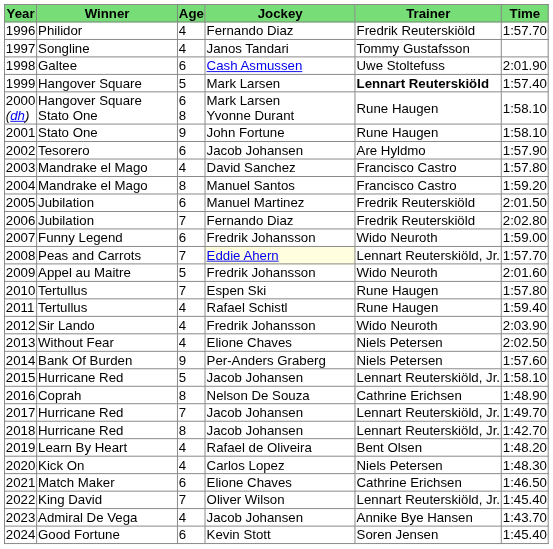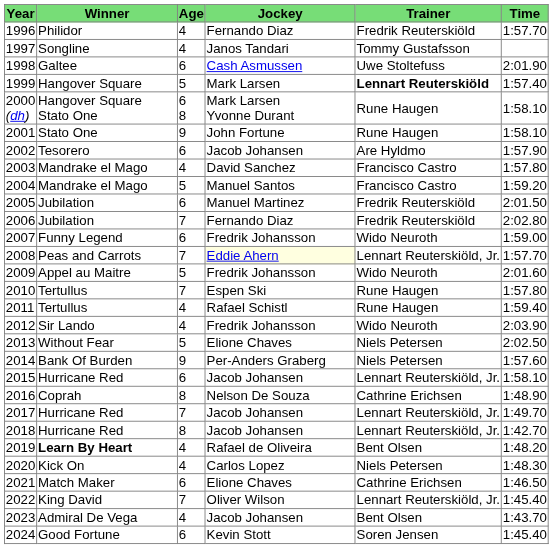(183, 185) 8 -> (183, 185) 5
(183, 343) 4 -> (183, 343) 5
(183, 378) 5 -> (183, 378) 6
(83, 447) normal -> (85, 447) bold
(415, 517) Annike Bye Hansen -> (389, 517) Bent Olsen
